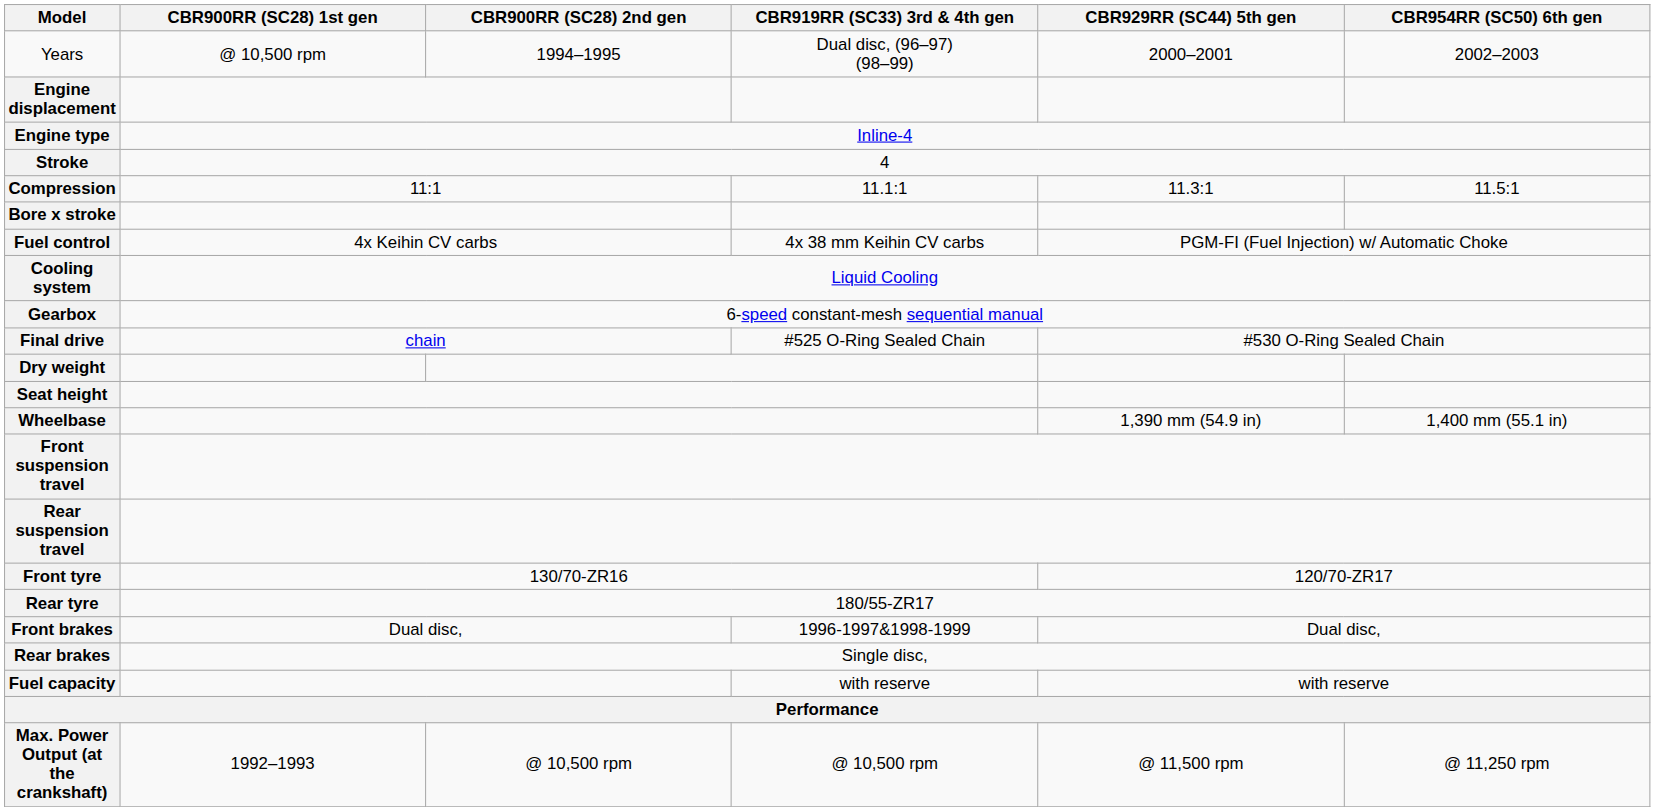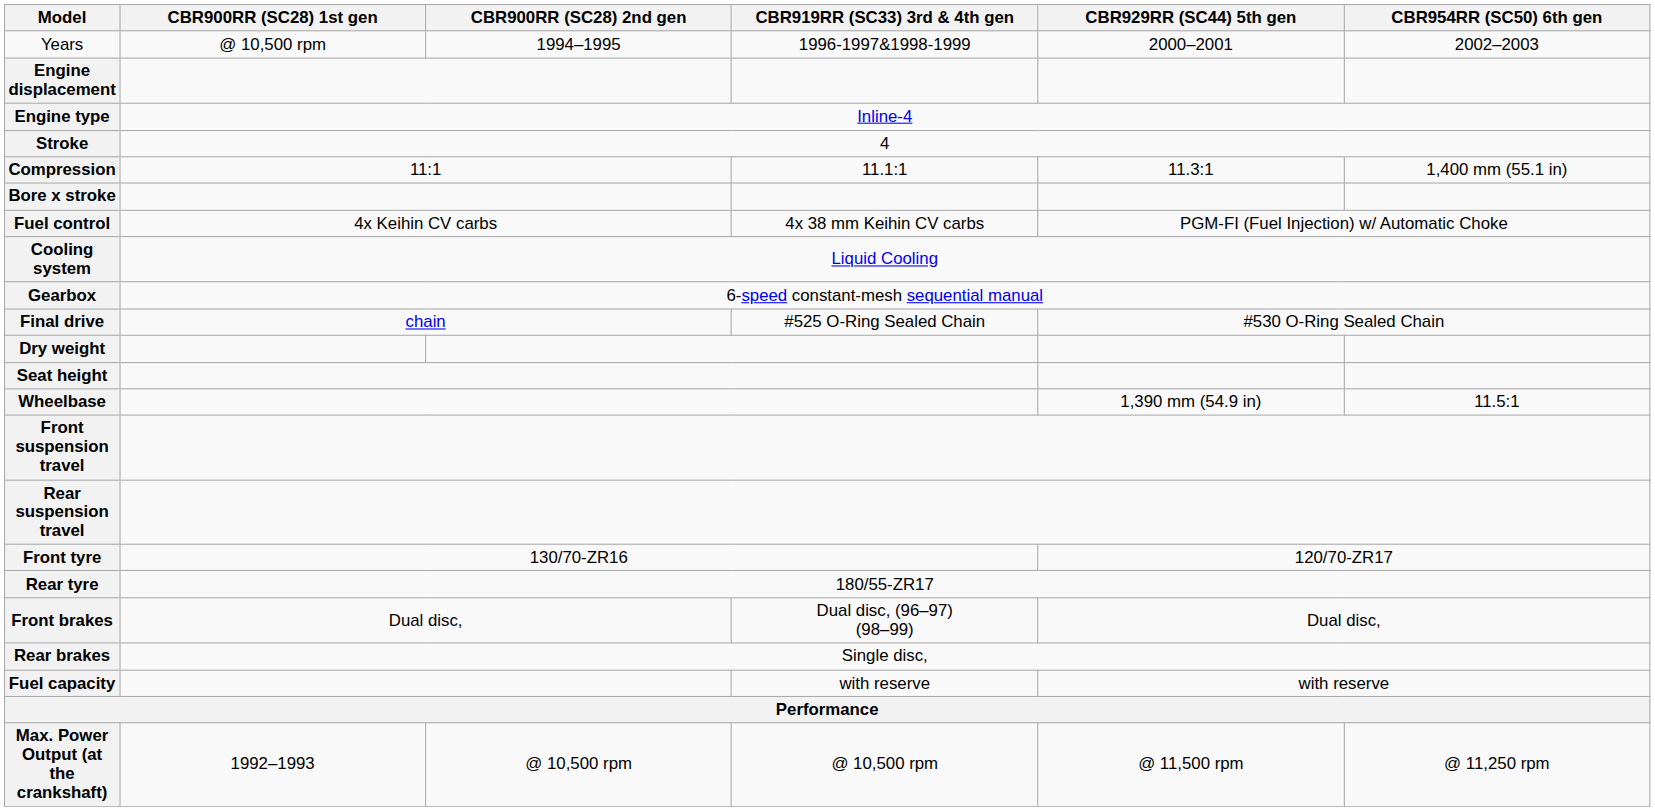(885, 53) Dual disc, (96–97) (98–99) -> (885, 44) 1996-1997&1998-1999
(1497, 188) 11.5:1 -> (1497, 169) 1,400 mm (55.1 in)
(1497, 420) 1,400 mm (55.1 in) -> (1497, 401) 11.5:1
(885, 629) 1996-1997&1998-1999 -> (885, 620) Dual disc, (96–97) (98–99)
